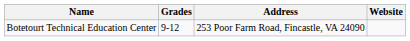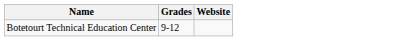- column: (281, 12)
